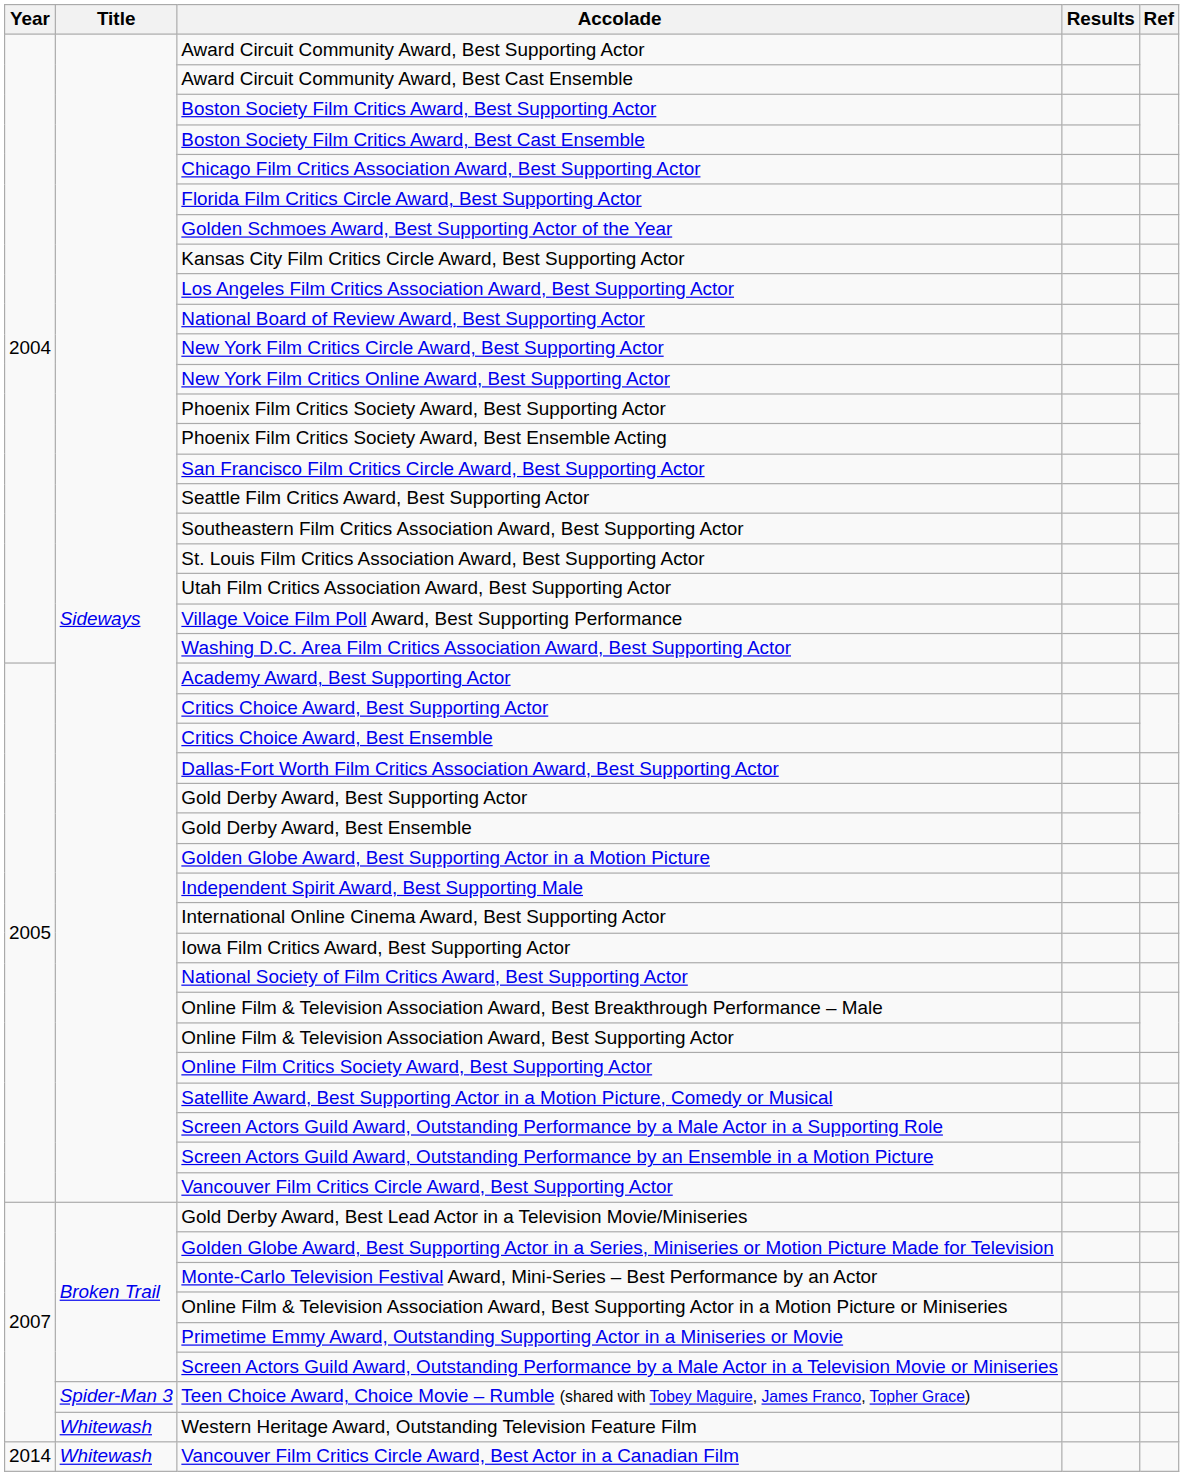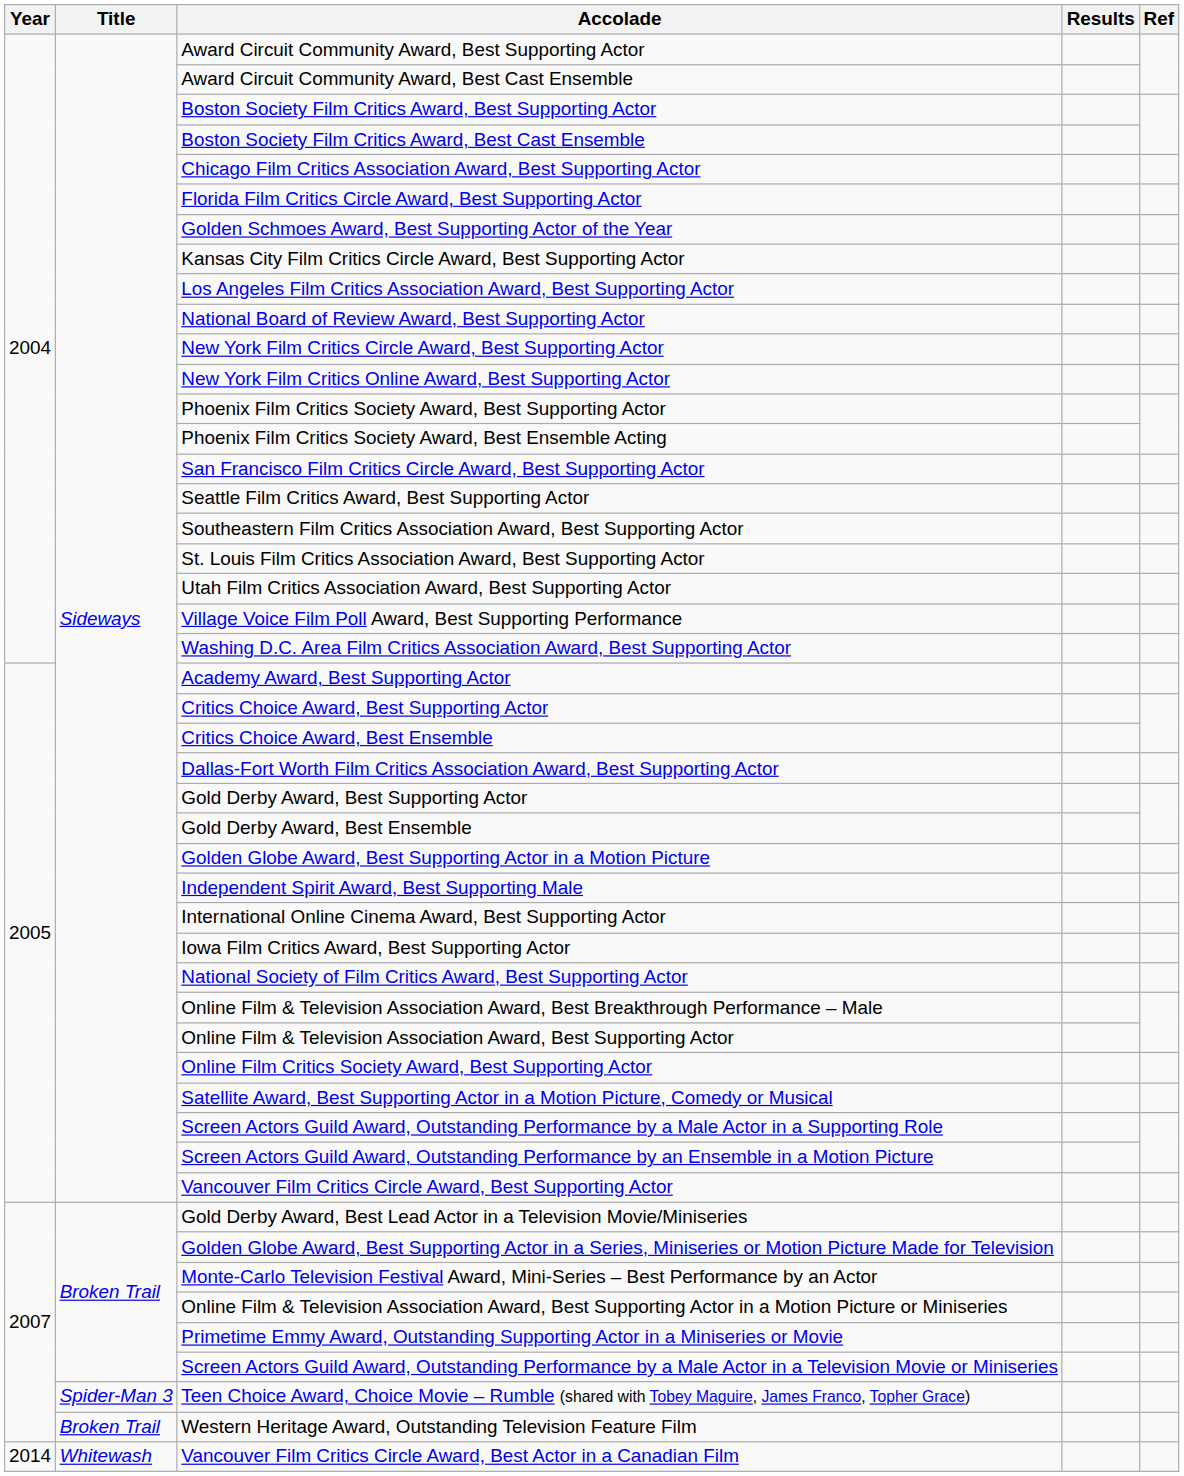(106, 1426) Whitewash -> (110, 1426) Broken Trail
